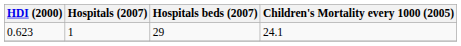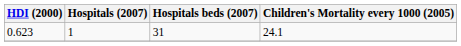(158, 31) 29 -> (158, 31) 31
